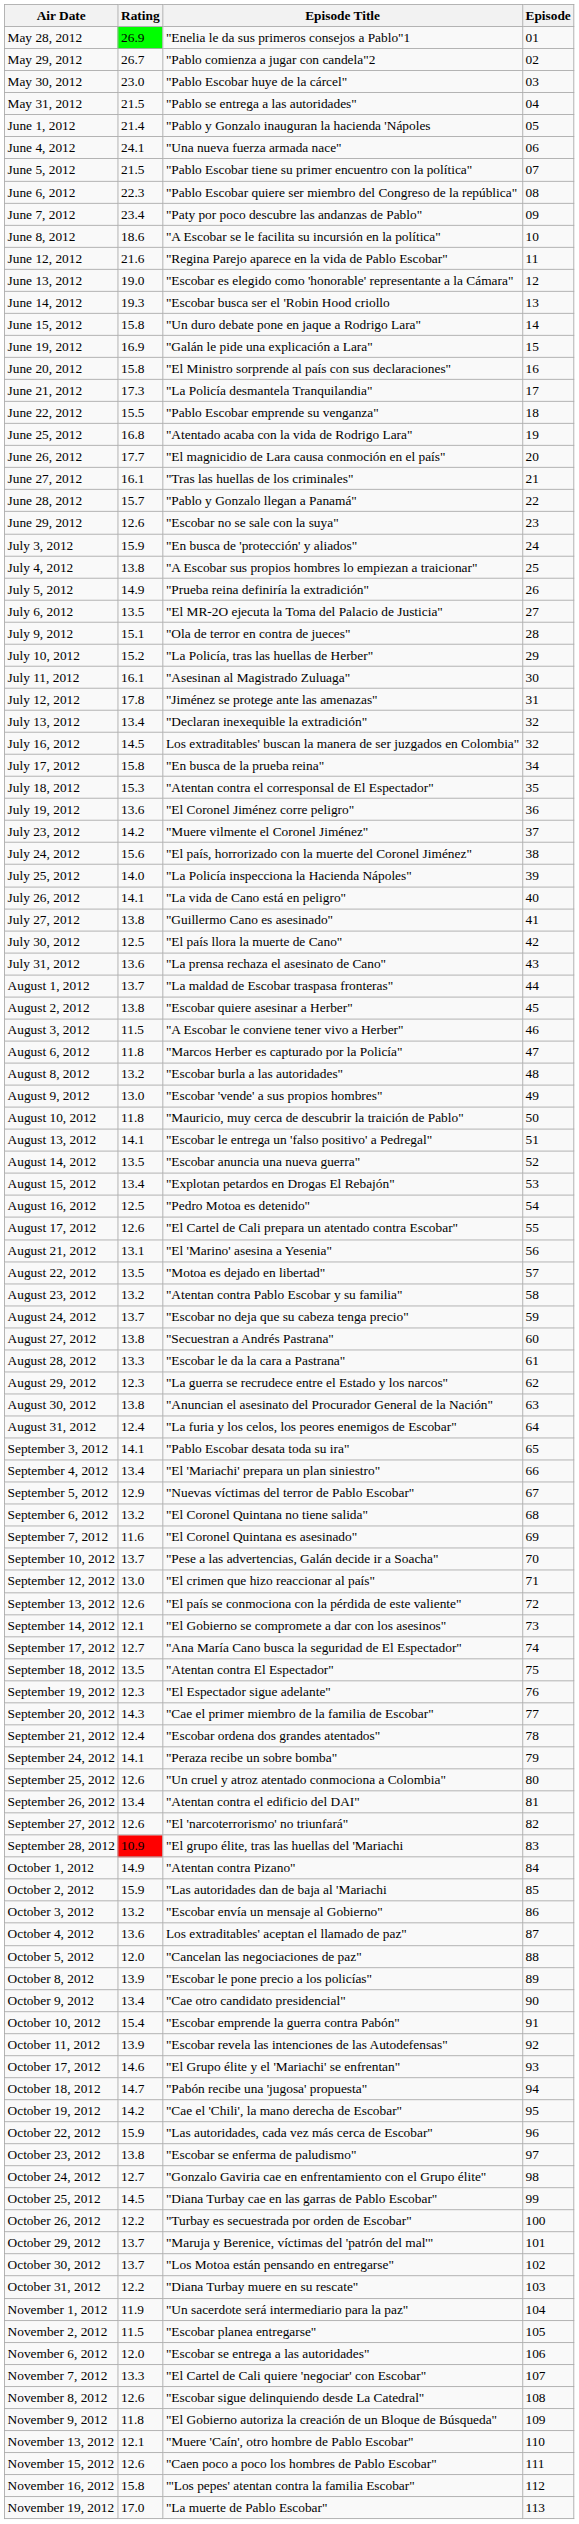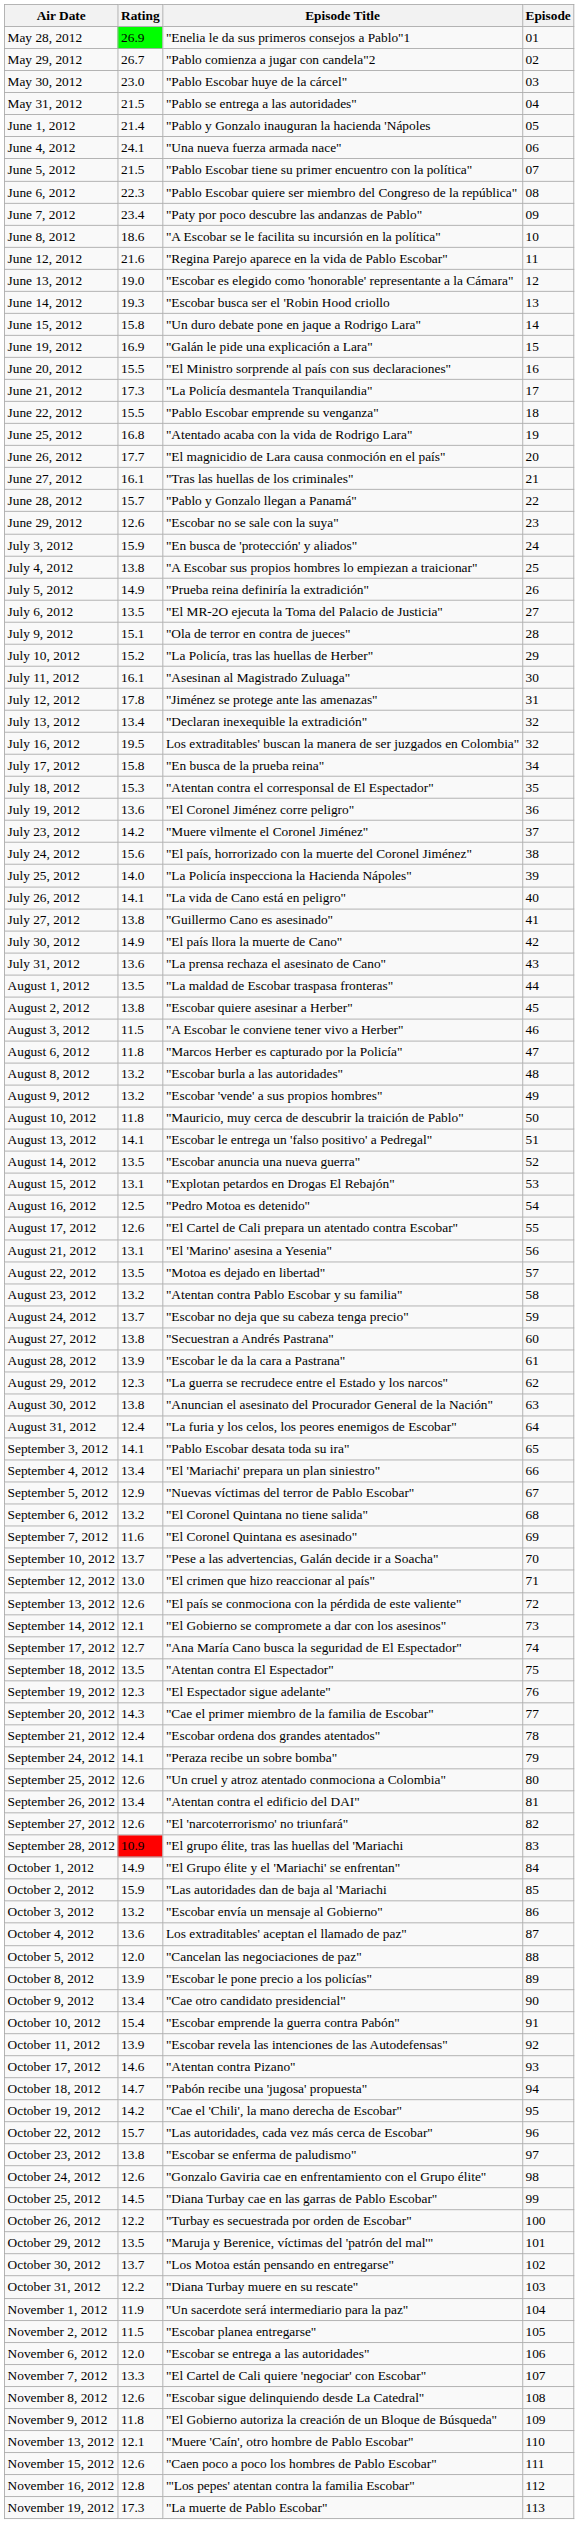(133, 368) 15.8 -> (133, 368) 15.5
(133, 743) 14.5 -> (133, 743) 19.5
(133, 942) 12.5 -> (133, 942) 14.9
(133, 986) 13.7 -> (133, 986) 13.5
(133, 1096) 13.0 -> (133, 1096) 13.2
(133, 1184) 13.4 -> (133, 1184) 13.1
(133, 1361) 13.3 -> (133, 1361) 13.9
(231, 1868) "Atentan contra Pizano" -> (283, 1868) "El Grupo élite y el 'Mariachi' se enfrentan"
(283, 2066) "El Grupo élite y el 'Mariachi' se enfrentan" -> (231, 2066) "Atentan contra Pizano"
(133, 2132) 15.9 -> (133, 2132) 15.7
(133, 2177) 12.7 -> (133, 2177) 12.6
(133, 2243) 13.7 -> (133, 2243) 13.5
(133, 2485) 15.8 -> (133, 2485) 12.8
(133, 2507) 17.0 -> (133, 2507) 17.3
